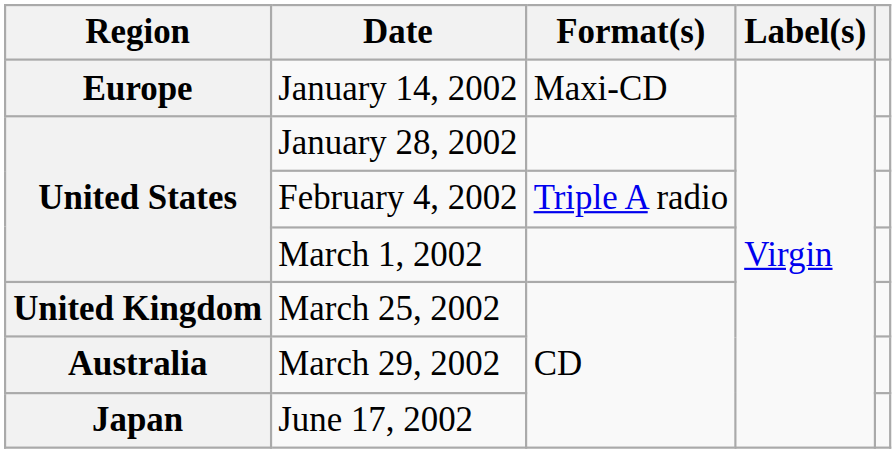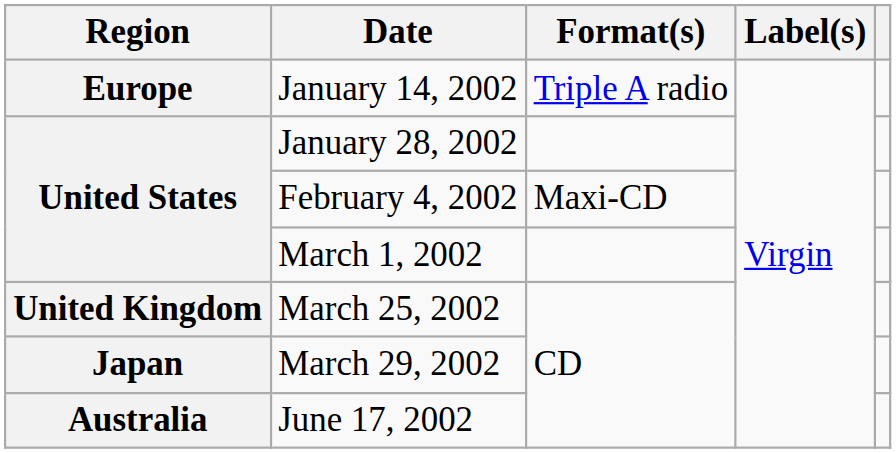(600, 87) Maxi-CD -> (631, 87) Triple A radio
(631, 198) Triple A radio -> (600, 198) Maxi-CD
(138, 364) Australia -> (138, 364) Japan
(138, 419) Japan -> (138, 419) Australia
